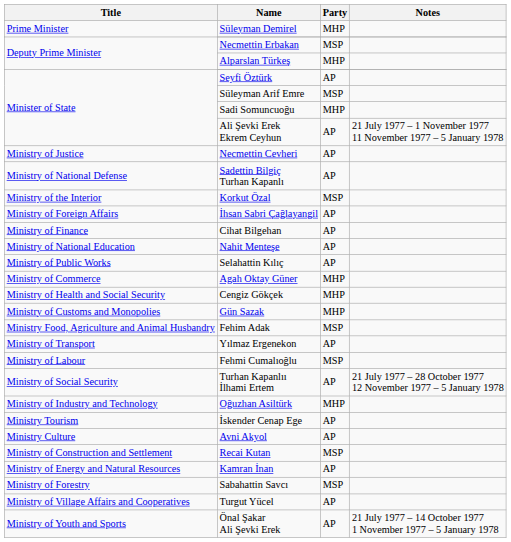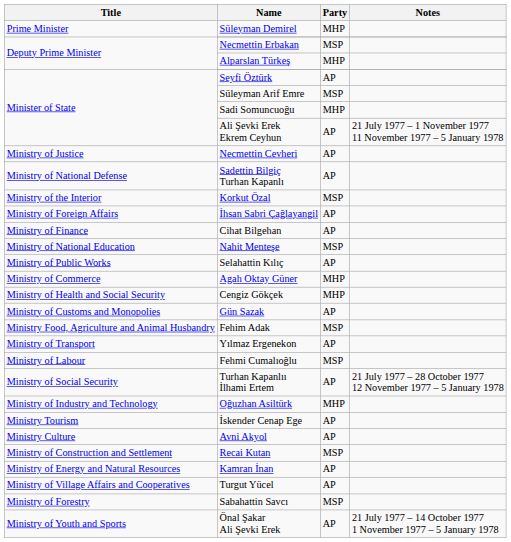(329, 246) AP -> (333, 246) MSP
(334, 311) MHP -> (329, 311) AP
rows swapped: (98, 501) <-> (48, 485)
